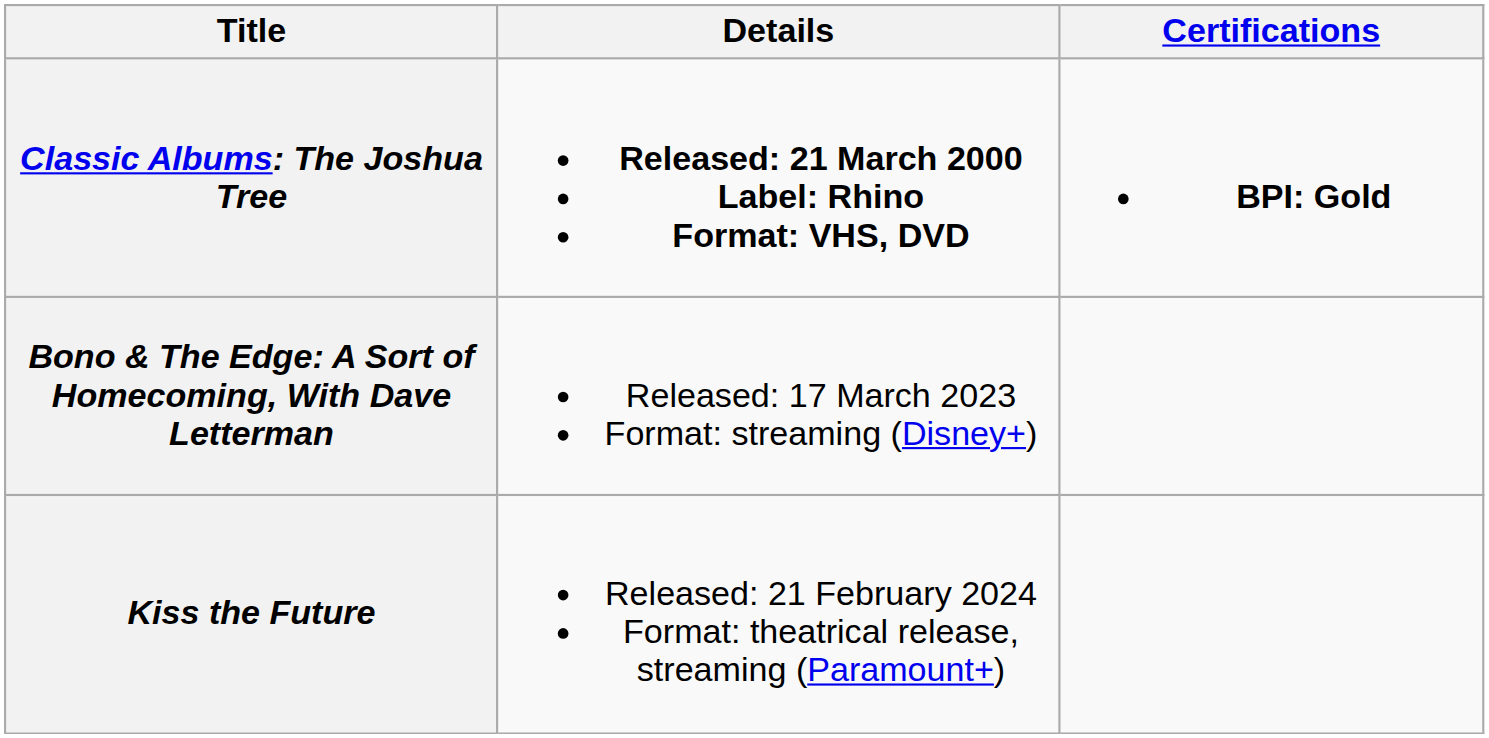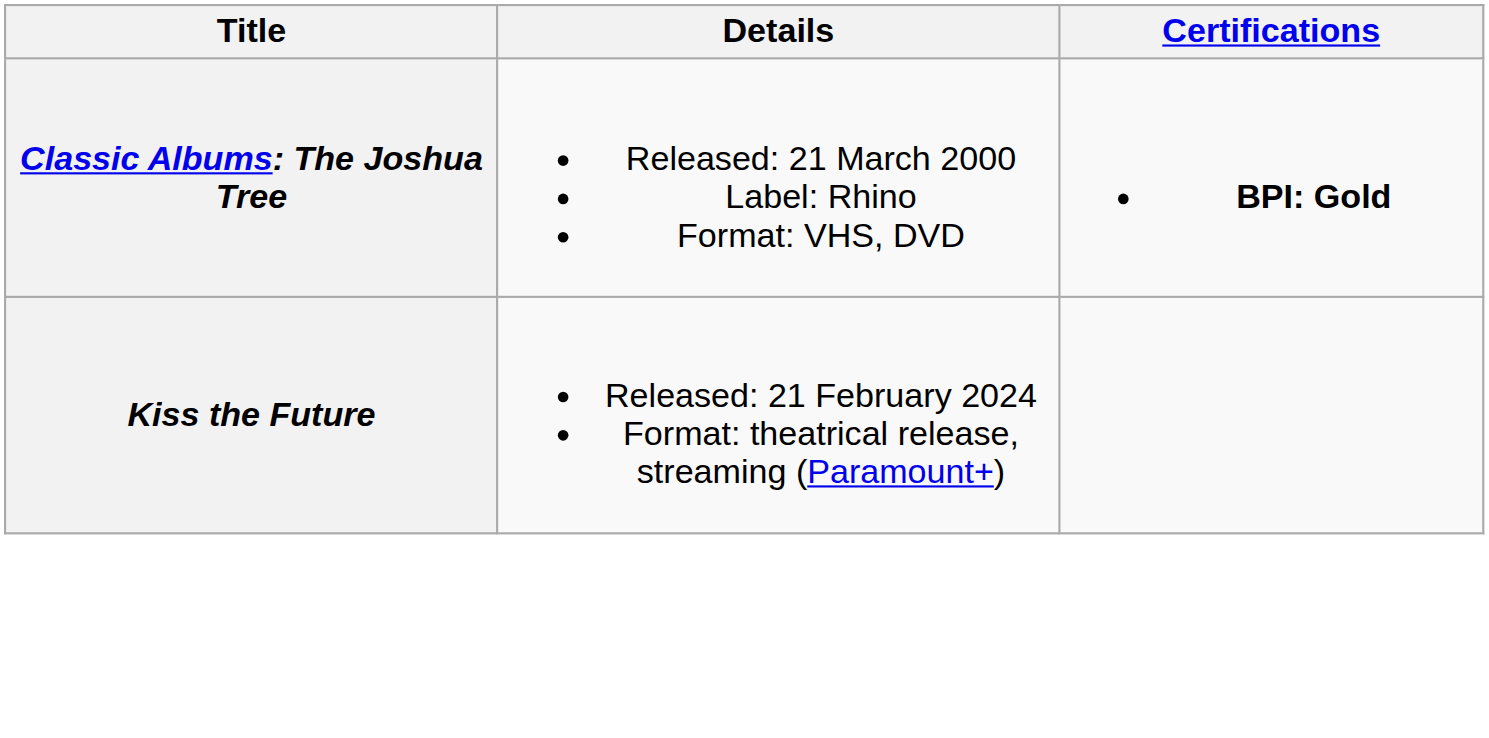(778, 197) bold -> (778, 197) normal
- row: (251, 395)
